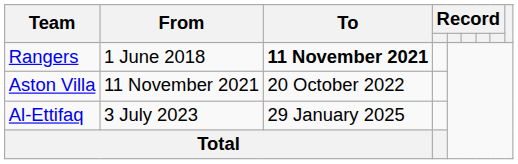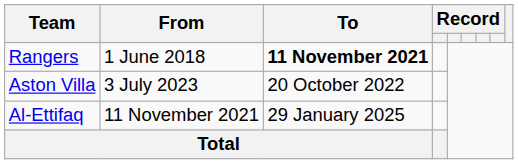(181, 85) 11 November 2021 -> (151, 85) 3 July 2023
(151, 115) 3 July 2023 -> (181, 115) 11 November 2021
